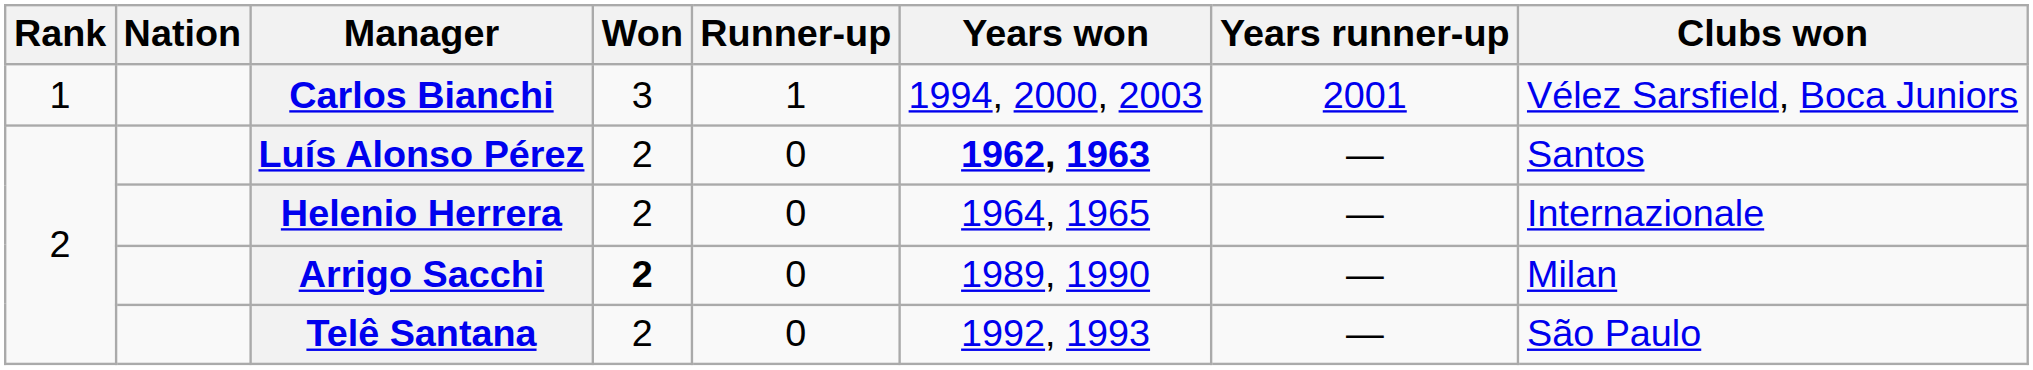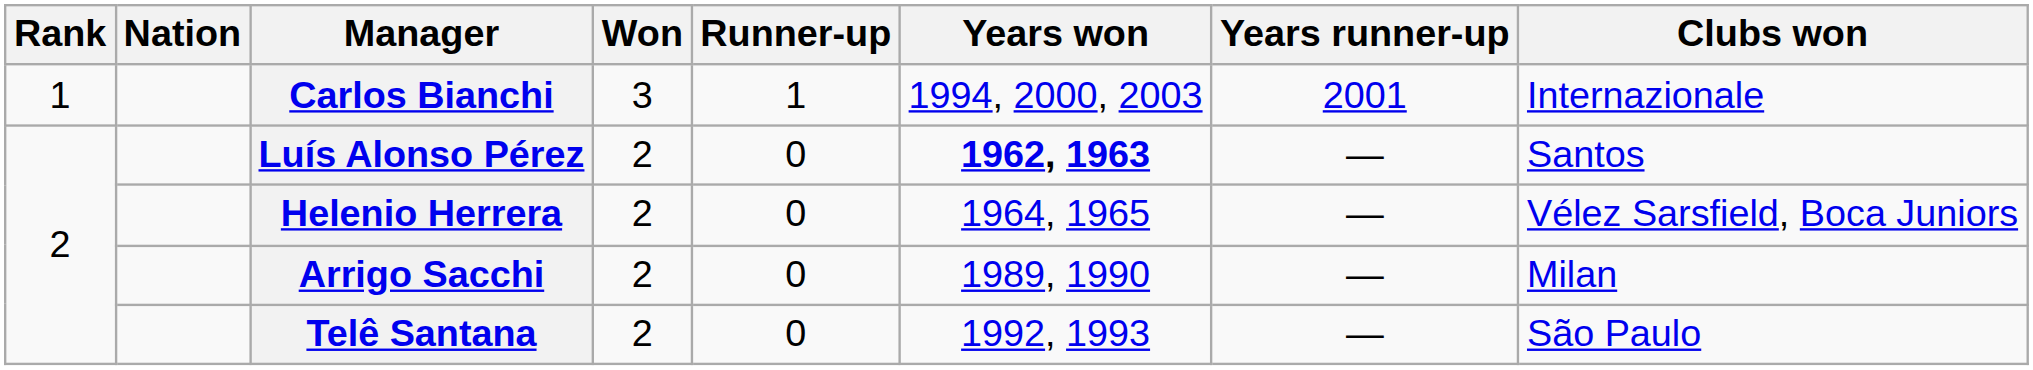(1773, 94) Vélez Sarsfield, Boca Juniors -> (1646, 94) Internazionale
(1646, 214) Internazionale -> (1773, 214) Vélez Sarsfield, Boca Juniors
(642, 273) bold -> (642, 273) normal
